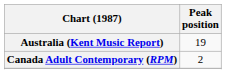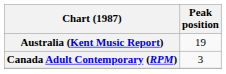(200, 59) 2 -> (200, 59) 3
